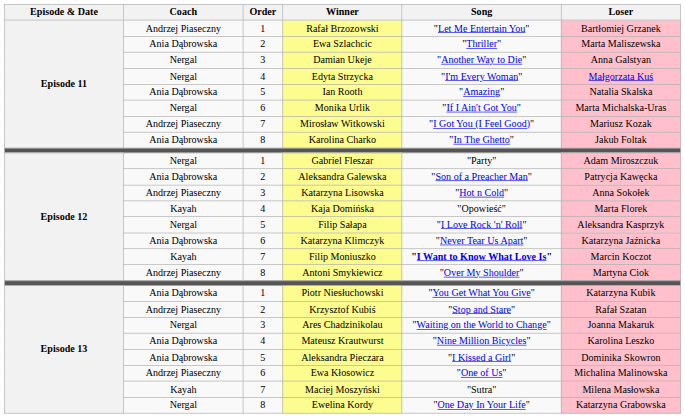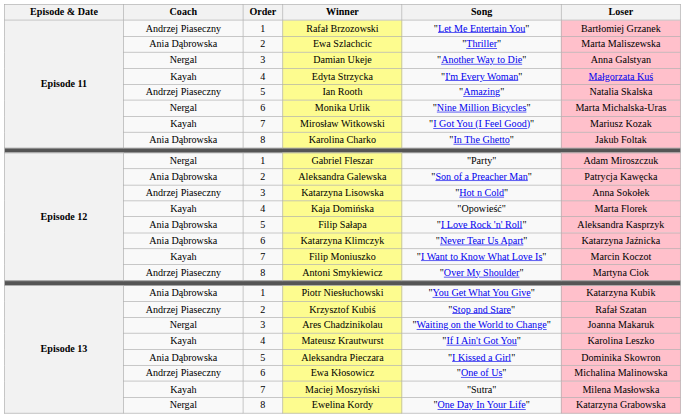(183, 76) Nergal -> (183, 76) Kayah
(183, 92) Ania Dąbrowska -> (183, 92) Andrzej Piaseczny
(482, 108) "If I Ain't Got You" -> (482, 108) "Nine Million Bicycles"
(183, 124) Andrzej Piaseczny -> (183, 124) Kayah
(183, 224) Nergal -> (183, 224) Ania Dąbrowska
(482, 256) bold -> (482, 256) normal
(183, 341) Ania Dąbrowska -> (183, 341) Kayah
(482, 341) "Nine Million Bicycles" -> (482, 341) "If I Ain't Got You"
